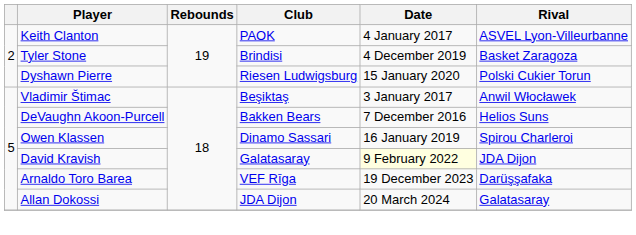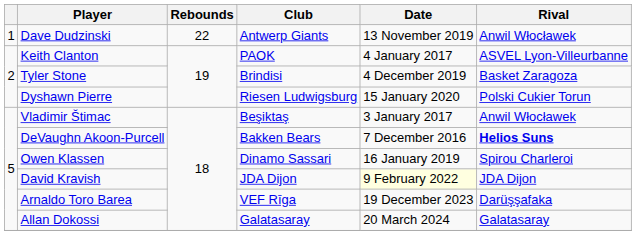+ row: (66, 35)
(514, 117) normal -> (516, 138) bold
(275, 158) Galatasaray -> (268, 179) JDA Dijon
(268, 199) JDA Dijon -> (275, 220) Galatasaray
